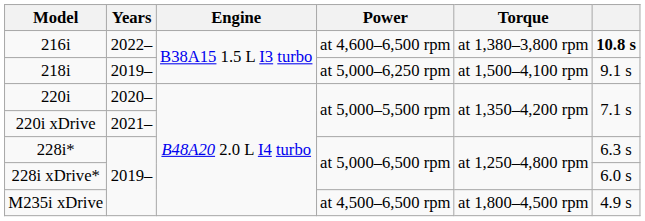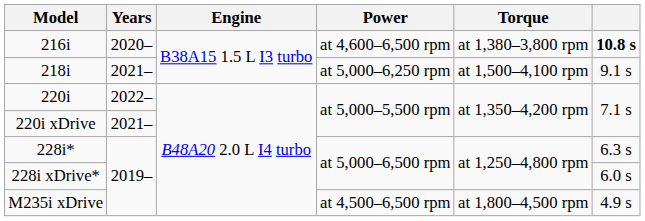(132, 44) 2022– -> (132, 44) 2020–
(132, 70) 2019– -> (132, 70) 2021–
(132, 96) 2020– -> (132, 96) 2022–
